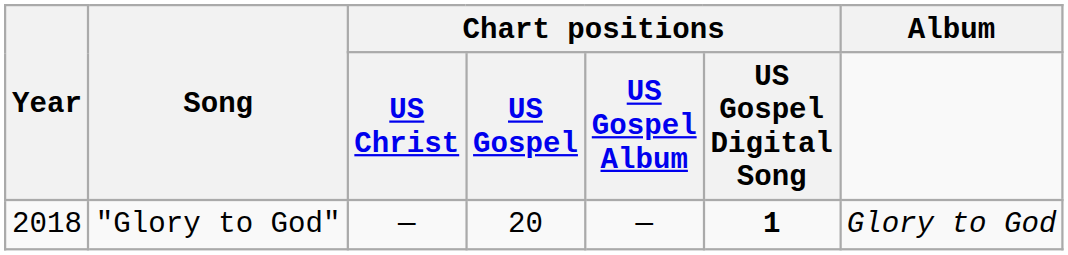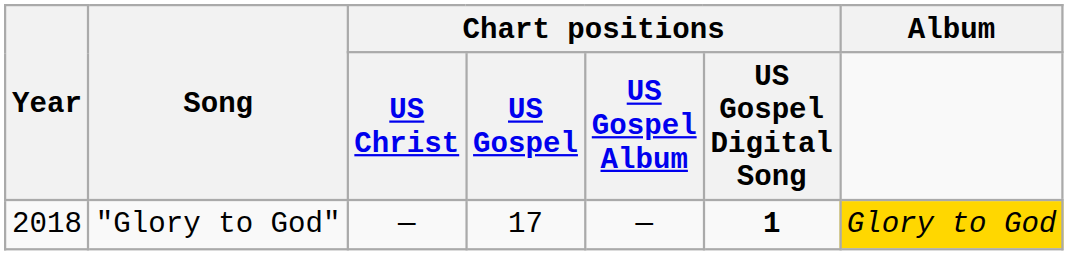(525, 225) 20 -> (525, 225) 17
(952, 225) no background -> (952, 225) gold background
